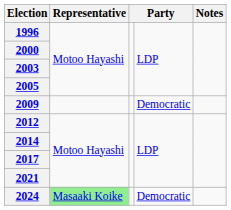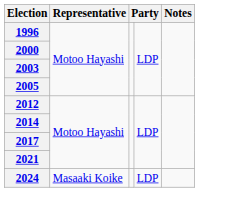- row: (27, 104)
(88, 196) lightgreen background -> (88, 178) no background
(164, 196) Democratic -> (148, 178) LDP
